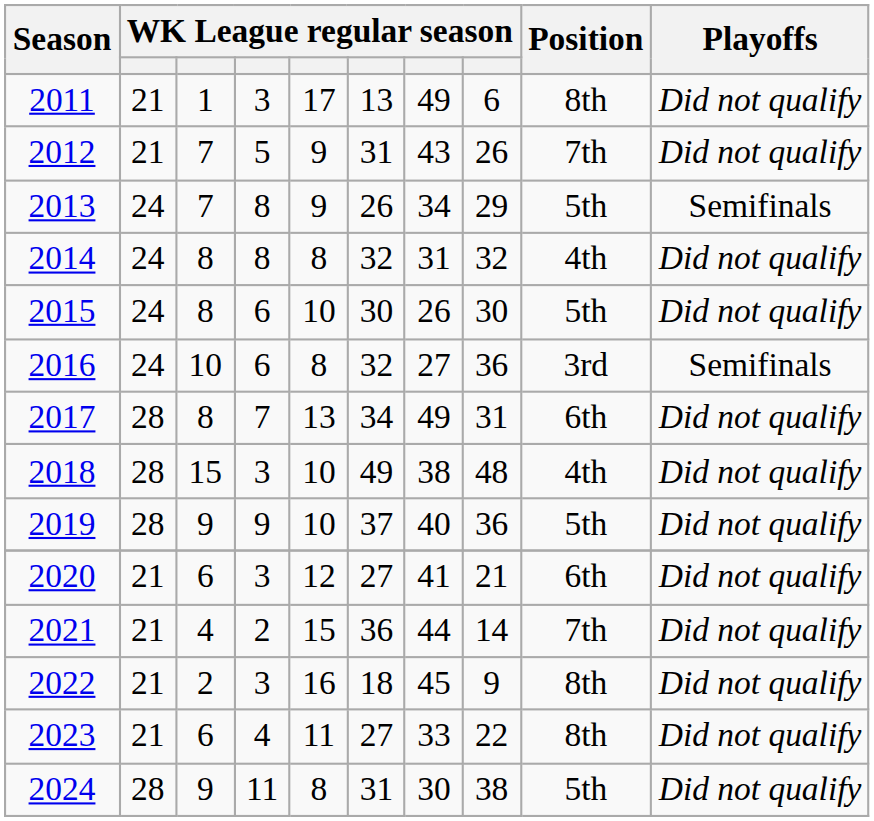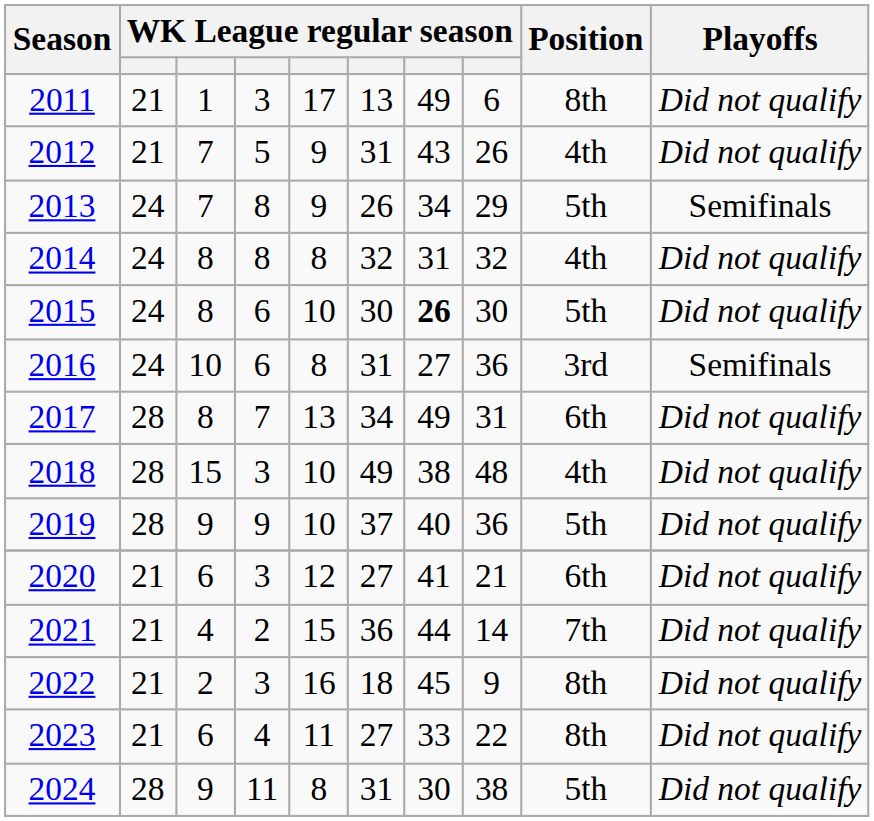(586, 152) 7th -> (586, 152) 4th
(434, 311) normal -> (434, 311) bold
(376, 364) 32 -> (376, 364) 31
